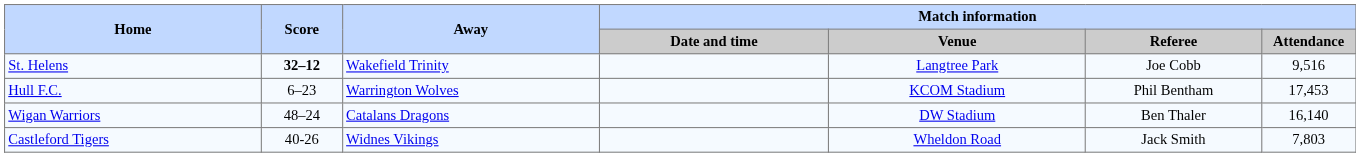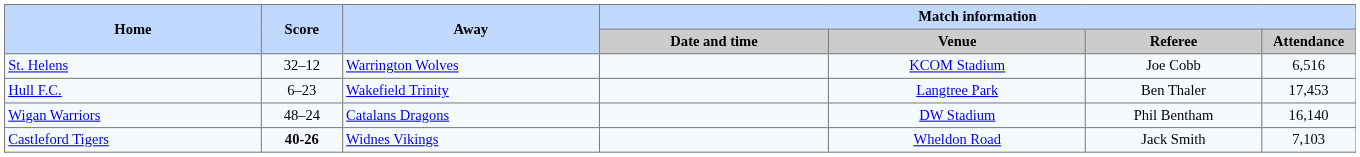(302, 66) bold -> (302, 66) normal
(397, 66) Wakefield Trinity -> (402, 66) Warrington Wolves
(957, 66) Langtree Park -> (957, 66) KCOM Stadium
(1309, 66) 9,516 -> (1309, 66) 6,516
(402, 90) Warrington Wolves -> (397, 90) Wakefield Trinity
(957, 90) KCOM Stadium -> (957, 90) Langtree Park
(1173, 90) Phil Bentham -> (1173, 90) Ben Thaler
(1173, 115) Ben Thaler -> (1173, 115) Phil Bentham
(302, 139) normal -> (302, 139) bold
(1309, 139) 7,803 -> (1309, 139) 7,103
